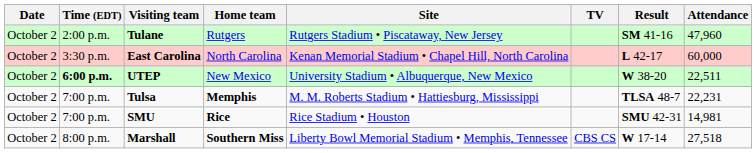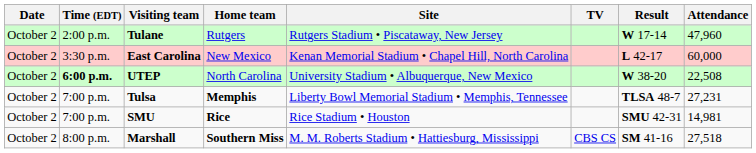(647, 35) SM 41-16 -> (644, 35) W 17-14
(244, 56) North Carolina -> (239, 56) New Mexico
(239, 76) New Mexico -> (244, 76) North Carolina
(704, 76) 22,511 -> (705, 76) 22,508
(414, 97) M. M. Roberts Stadium • Hattiesburg, Mississippi -> (428, 97) Liberty Bowl Memorial Stadium • Memphis, Tennessee
(705, 97) 22,231 -> (705, 97) 27,231
(428, 138) Liberty Bowl Memorial Stadium • Memphis, Tennessee -> (414, 138) M. M. Roberts Stadium • Hattiesburg, Mississippi
(644, 138) W 17-14 -> (647, 138) SM 41-16
